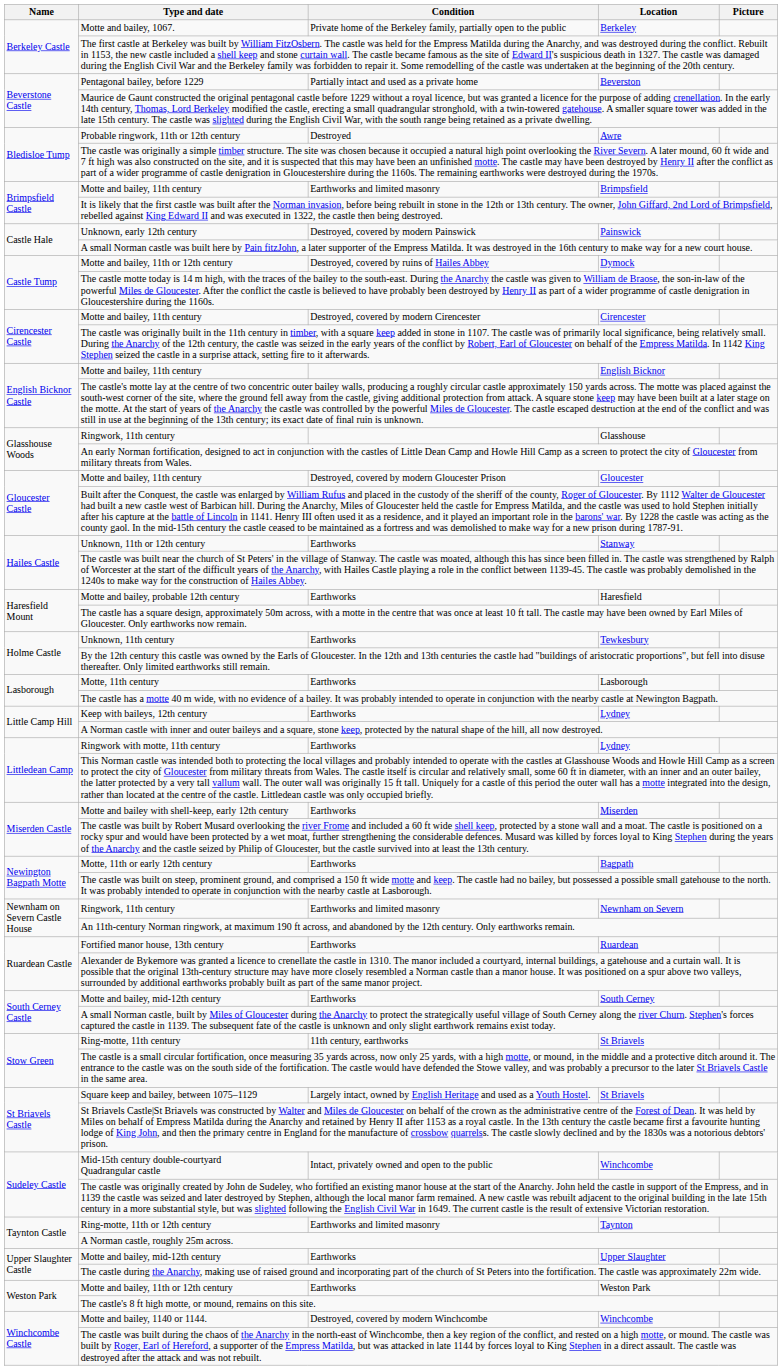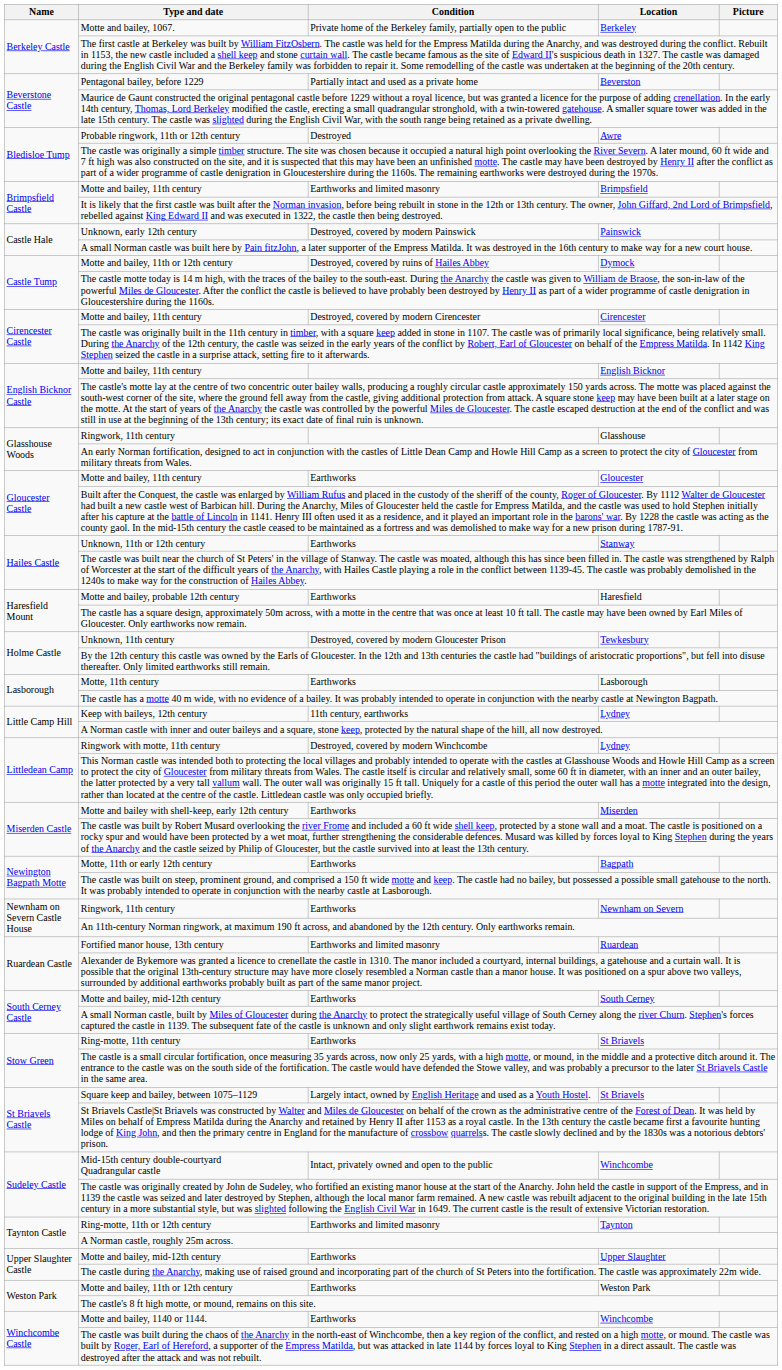(408, 478) Destroyed, covered by modern Gloucester Prison -> (333, 478) Earthworks
(333, 640) Earthworks -> (408, 640) Destroyed, covered by modern Gloucester Prison
(333, 714) Earthworks -> (359, 714) 11th century, earthworks
(333, 745) Earthworks -> (399, 745) Destroyed, covered by modern Winchcombe
(375, 908) Earthworks and limited masonry -> (333, 908) Earthworks
(333, 945) Earthworks -> (375, 945) Earthworks and limited masonry
(359, 1041) 11th century, earthworks -> (333, 1041) Earthworks
(399, 1319) Destroyed, covered by modern Winchcombe -> (333, 1319) Earthworks
